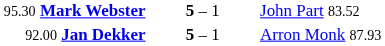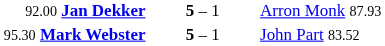rows swapped: (85, 34) <-> (75, 10)
